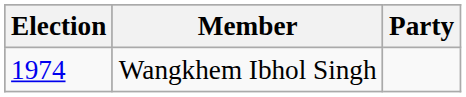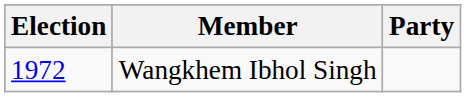(38, 69) 1974 -> (38, 69) 1972
